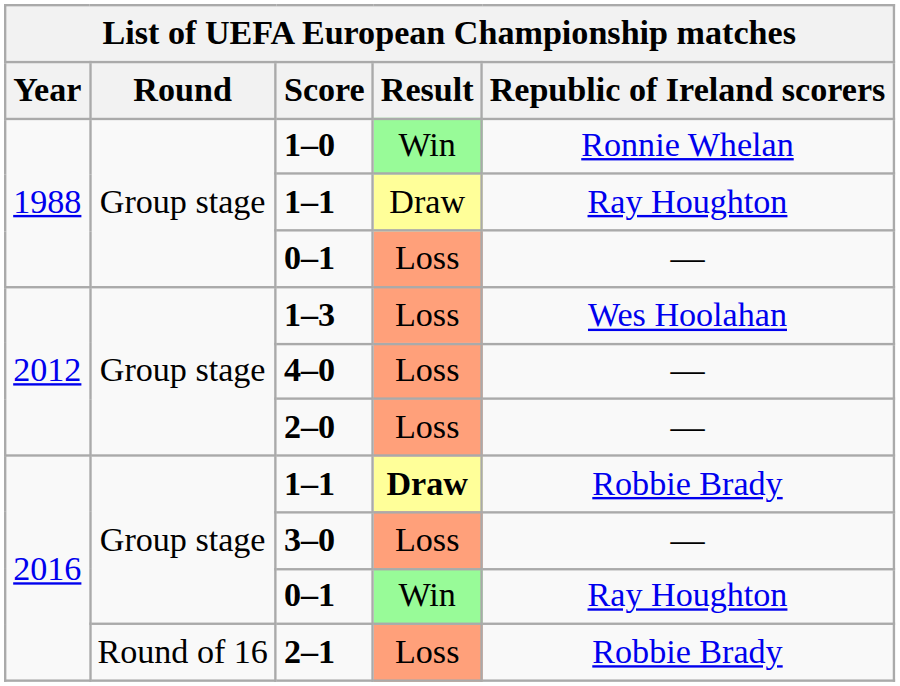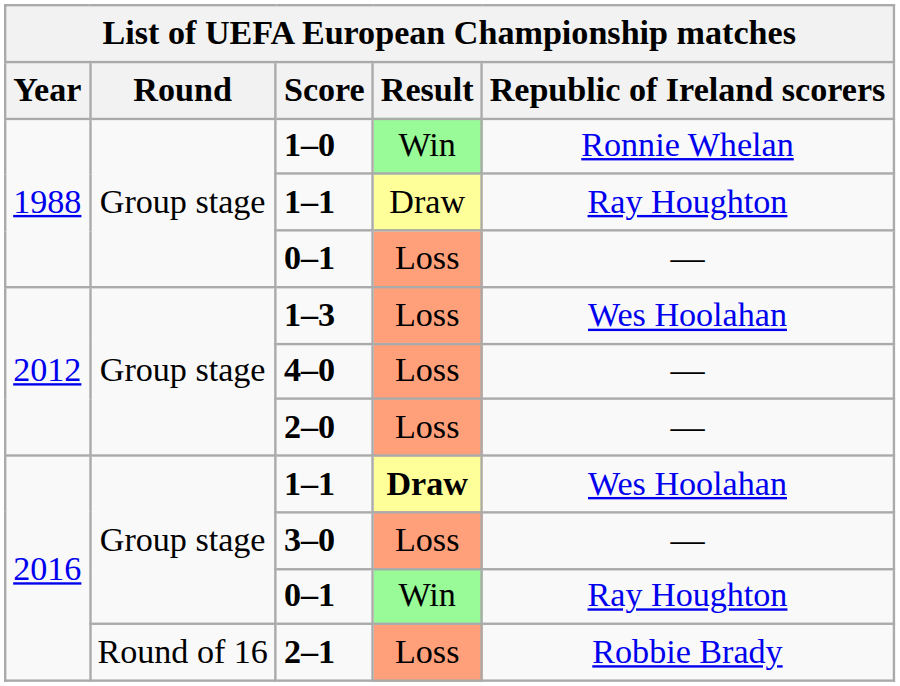(687, 483) Robbie Brady -> (687, 483) Wes Hoolahan
